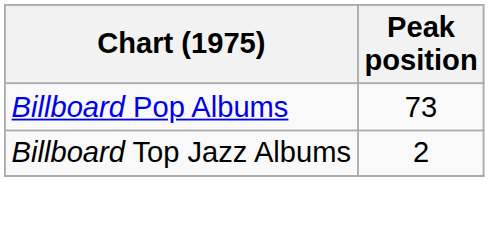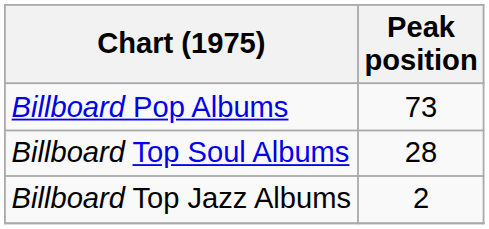+ row: (181, 152)
